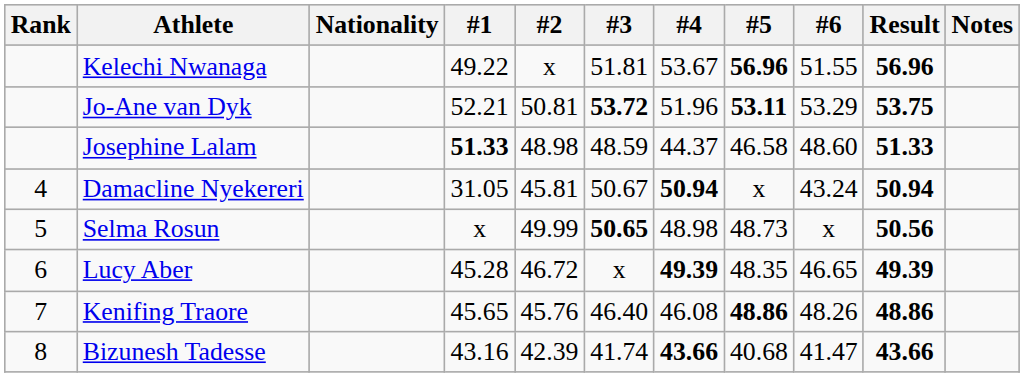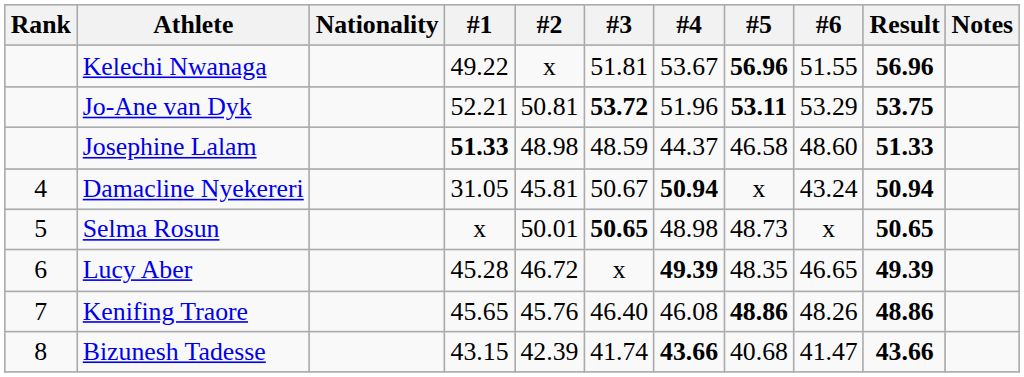(549, 229) 49.99 -> (549, 229) 50.01
(905, 229) 50.56 -> (905, 229) 50.65
(480, 351) 43.16 -> (480, 351) 43.15
